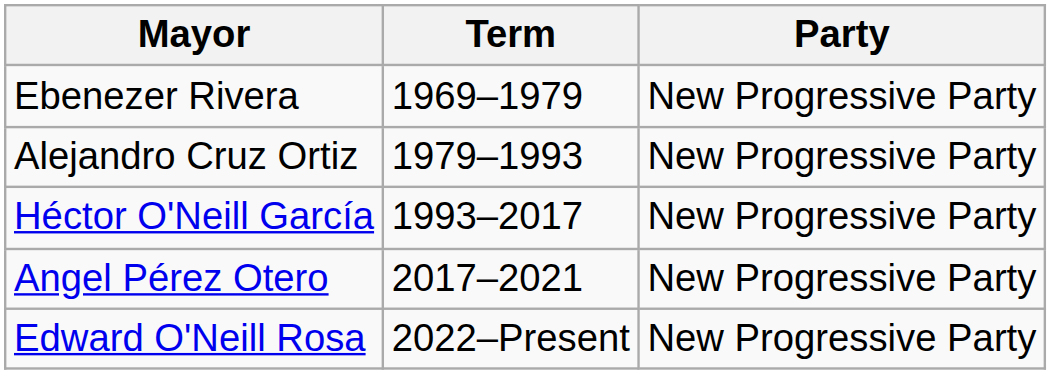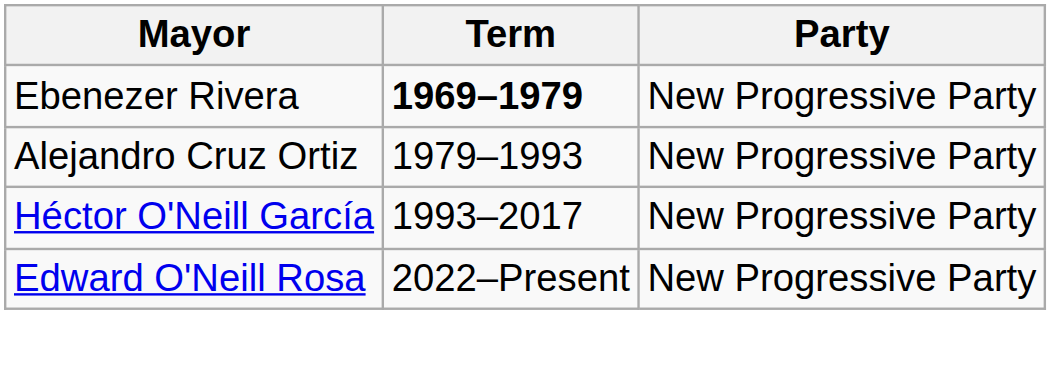(487, 95) normal -> (487, 95) bold
- row: (171, 277)
